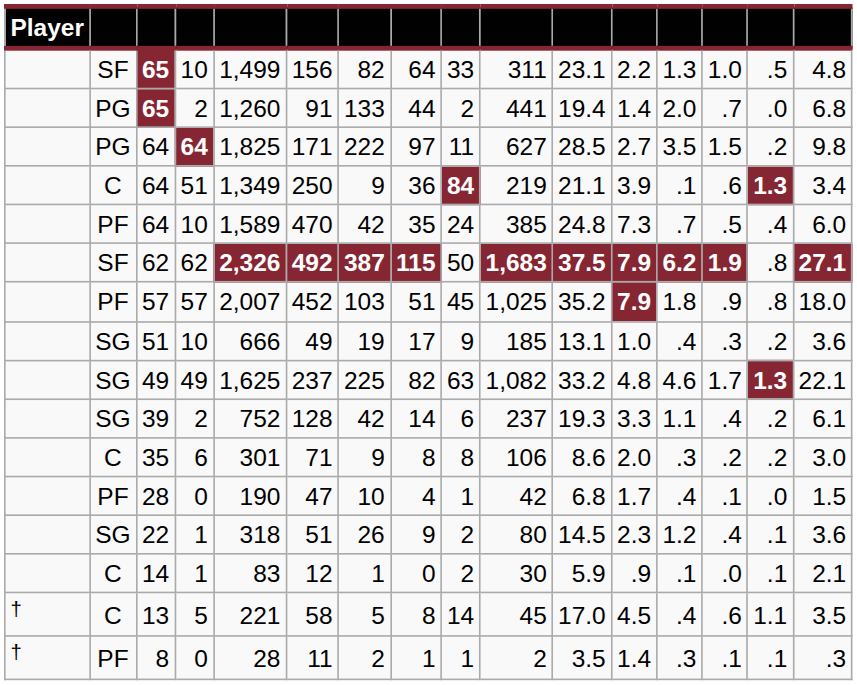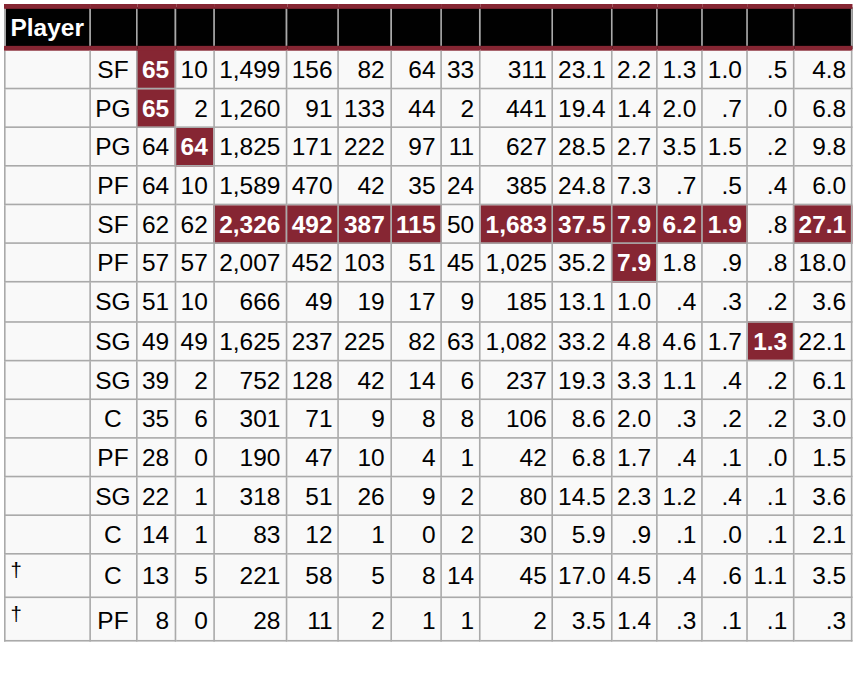- row: (156, 186)
